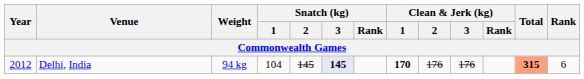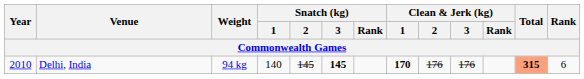(20, 64) 2012 -> (20, 64) 2010
(273, 64) 104 -> (273, 64) 140
(338, 64) lavender background -> (338, 64) no background
